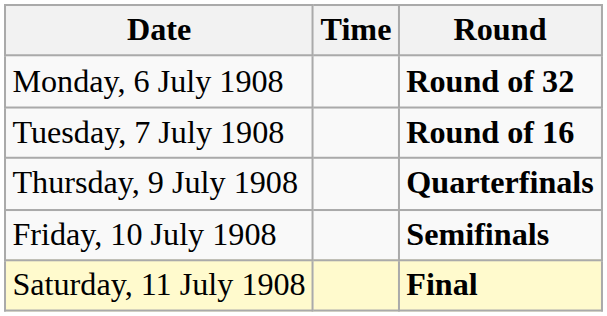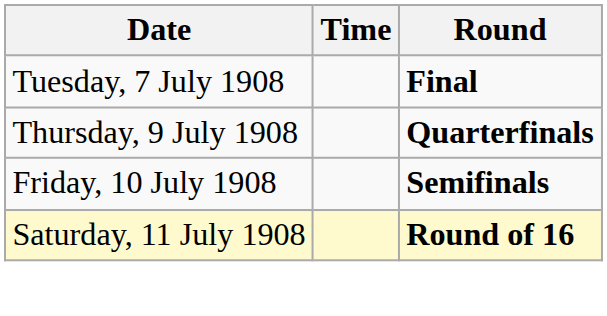- row: (148, 81)
(490, 132) Round of 16 -> (442, 81) Final
(442, 285) Final -> (490, 234) Round of 16
